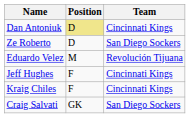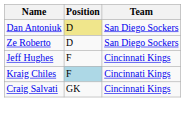(139, 27) Cincinnati Kings -> (141, 27) San Diego Sockers
- row: (35, 58)
(71, 89) no background -> (69, 74) lightblue background
(143, 105) San Diego Sockers -> (137, 89) Cincinnati Kings
